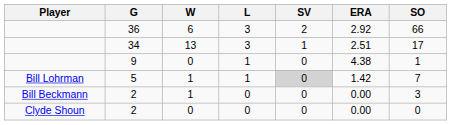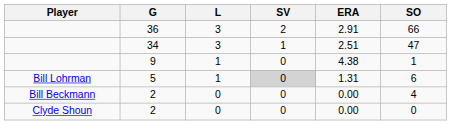- column: (190, 12)
(361, 29) 2.92 -> (348, 29) 2.91
(418, 45) 17 -> (414, 45) 47
(361, 78) 1.42 -> (348, 78) 1.31
(418, 78) 7 -> (414, 78) 6
(418, 95) 3 -> (414, 95) 4
